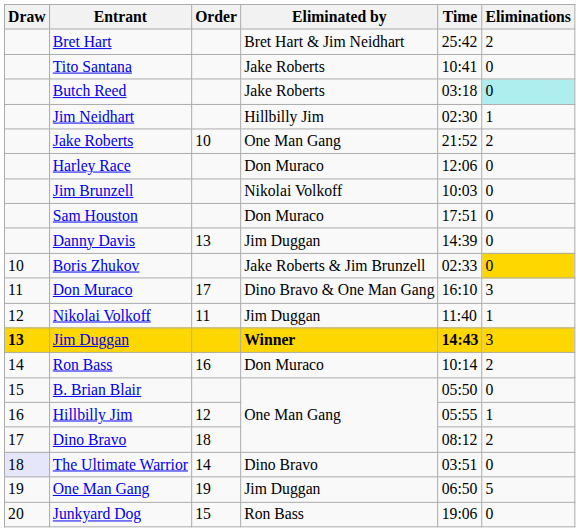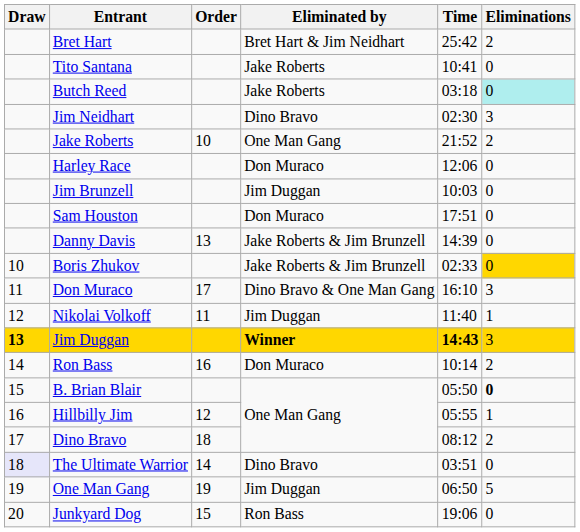(284, 116) Hillbilly Jim -> (281, 116) Dino Bravo
(489, 116) 1 -> (489, 116) 3
(293, 191) Nikolai Volkoff -> (282, 191) Jim Duggan
(282, 240) Jim Duggan -> (335, 240) Jake Roberts & Jim Brunzell
(489, 389) normal -> (489, 389) bold
